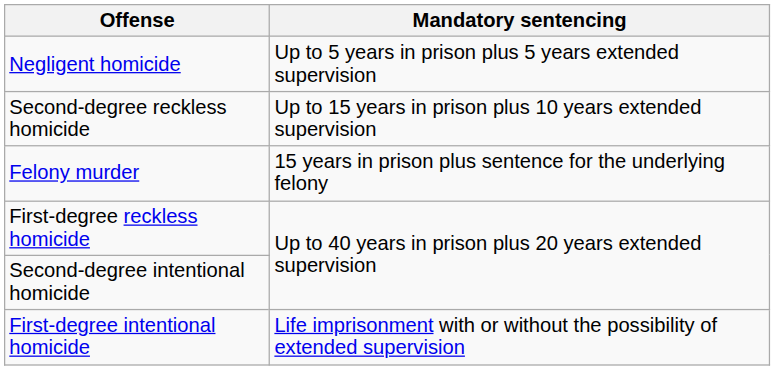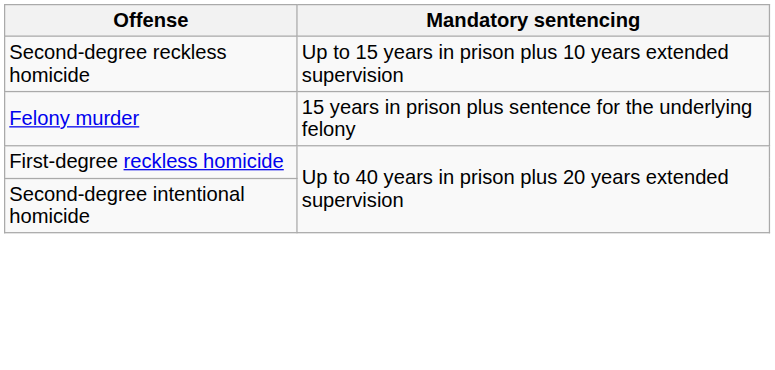- row: (95, 63)
- row: (112, 337)
